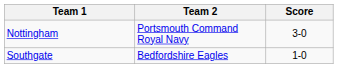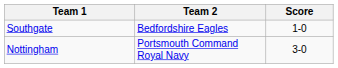rows swapped: (30, 55) <-> (32, 34)
